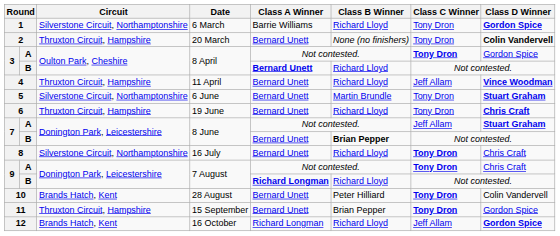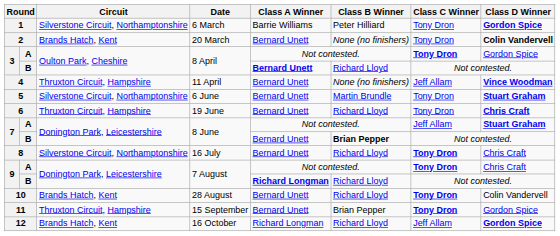(361, 25) Richard Lloyd -> (359, 25) Peter Hilliard
(95, 39) Thruxton Circuit, Hampshire -> (78, 39) Brands Hatch, Kent
(361, 82) Richard Lloyd -> (371, 82) None (no finishers)
(359, 195) Peter Hilliard -> (361, 195) Richard Lloyd
